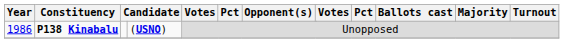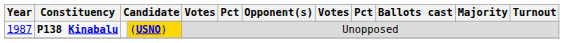(20, 30) 1986 -> (20, 30) 1987
(148, 30) no background -> (148, 30) gold background
